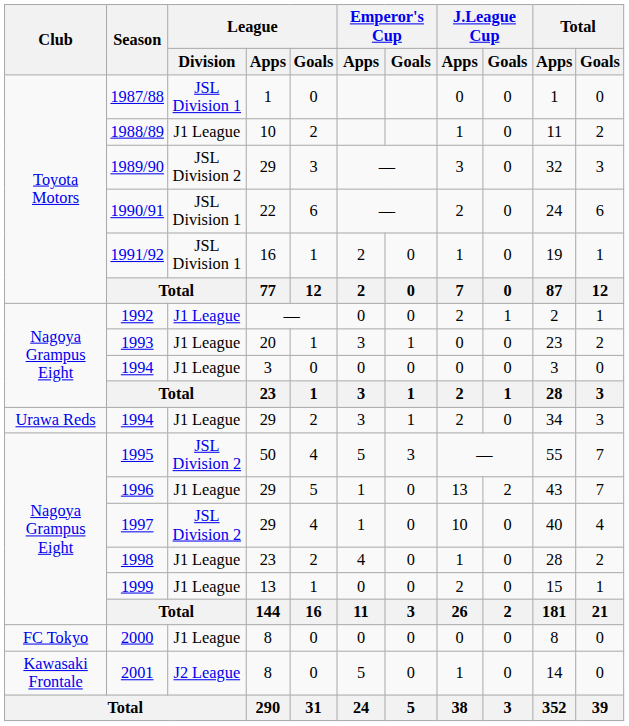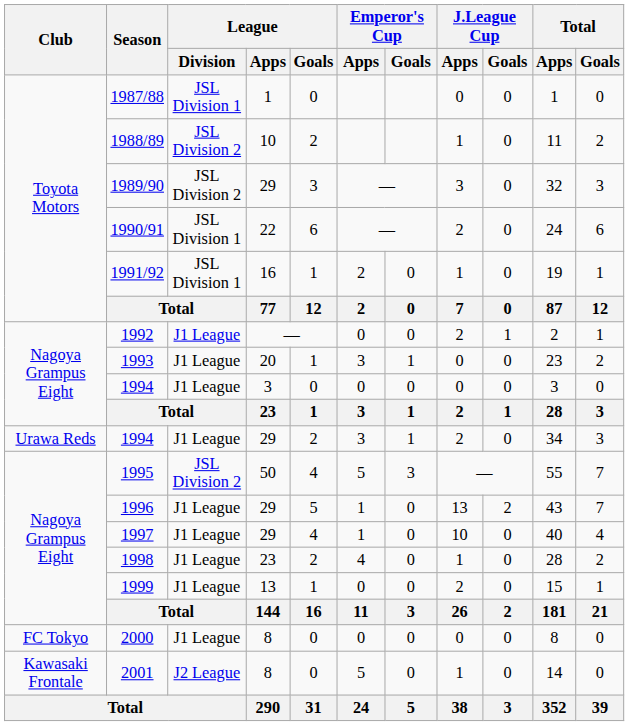(207, 131) J1 League -> (207, 140) JSL Division 2
(207, 525) JSL Division 2 -> (207, 534) J1 League
